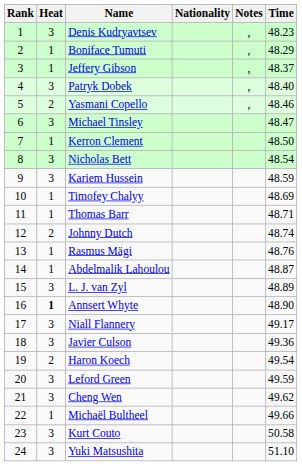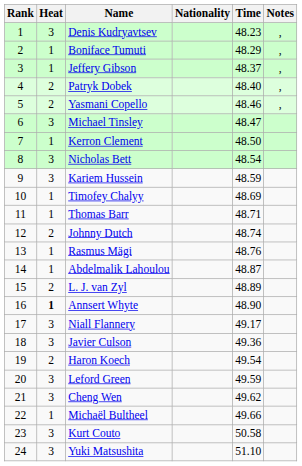columns swapped: (281, 13) <-> (249, 13)
(51, 86) 3 -> (51, 86) 2
(51, 287) 3 -> (51, 287) 2
